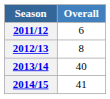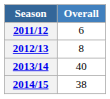(81, 84) 41 -> (81, 84) 38
